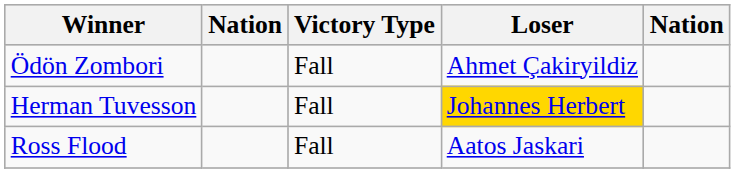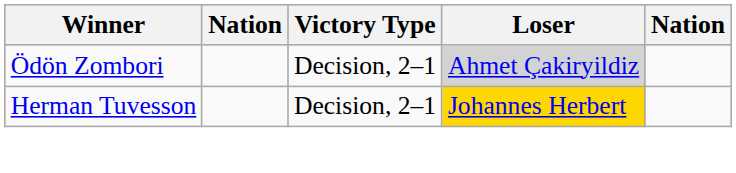(314, 65) Fall -> (365, 65) Decision, 2–1
(542, 65) no background -> (544, 65) lightgrey background
(314, 106) Fall -> (365, 106) Decision, 2–1
- row: (69, 146)
